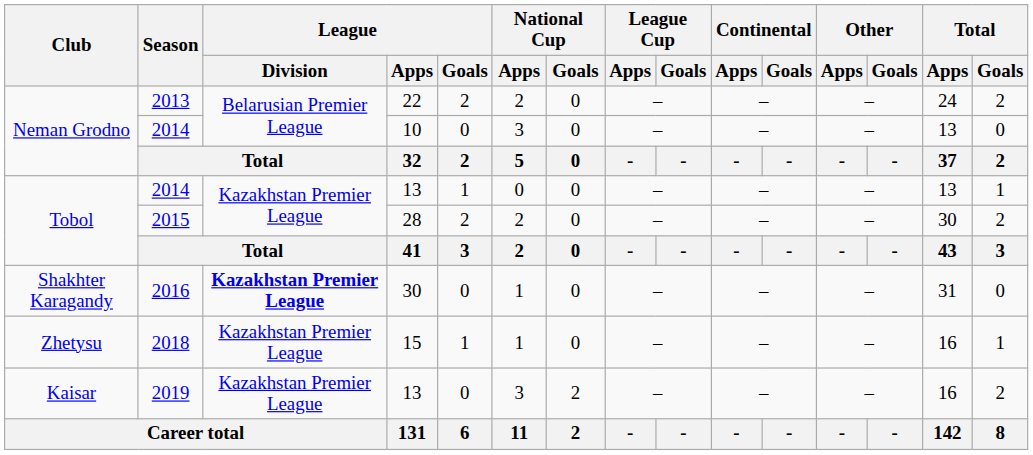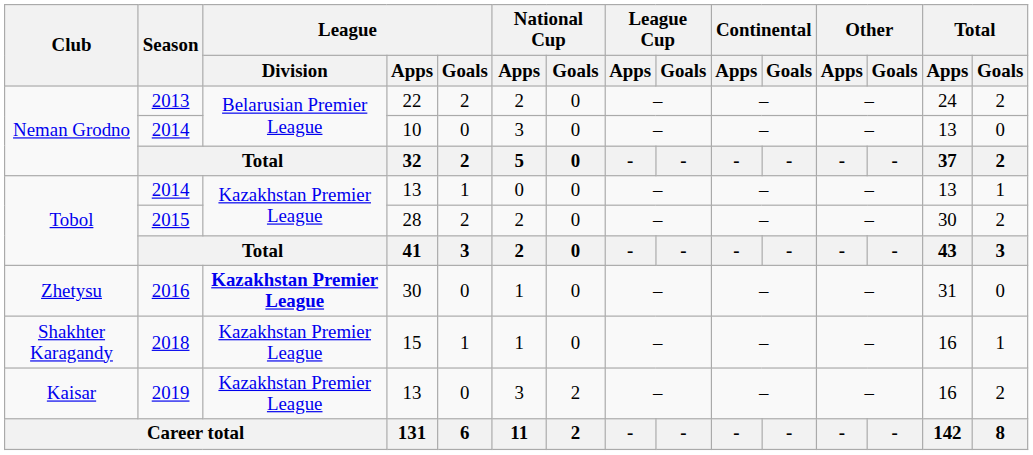(72, 290) Shakhter Karagandy -> (72, 290) Zhetysu
(72, 342) Zhetysu -> (72, 342) Shakhter Karagandy
